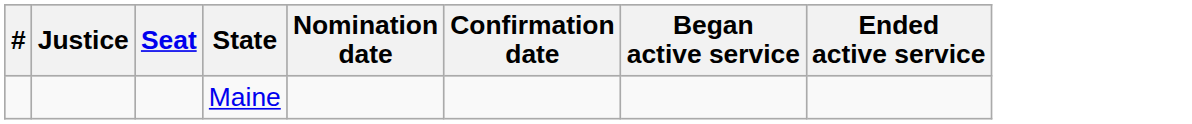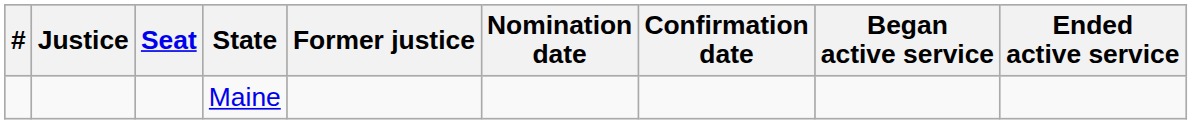+ column: (384, 40)
